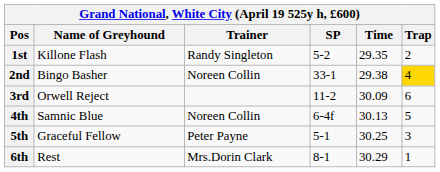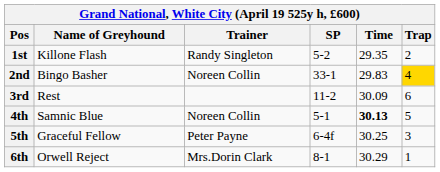(373, 75) 29.38 -> (373, 75) 29.83
(73, 95) Orwell Reject -> (49, 95) Rest
(324, 116) 6-4f -> (322, 116) 5-1
(373, 116) normal -> (373, 116) bold
(322, 136) 5-1 -> (324, 136) 6-4f
(49, 156) Rest -> (73, 156) Orwell Reject
